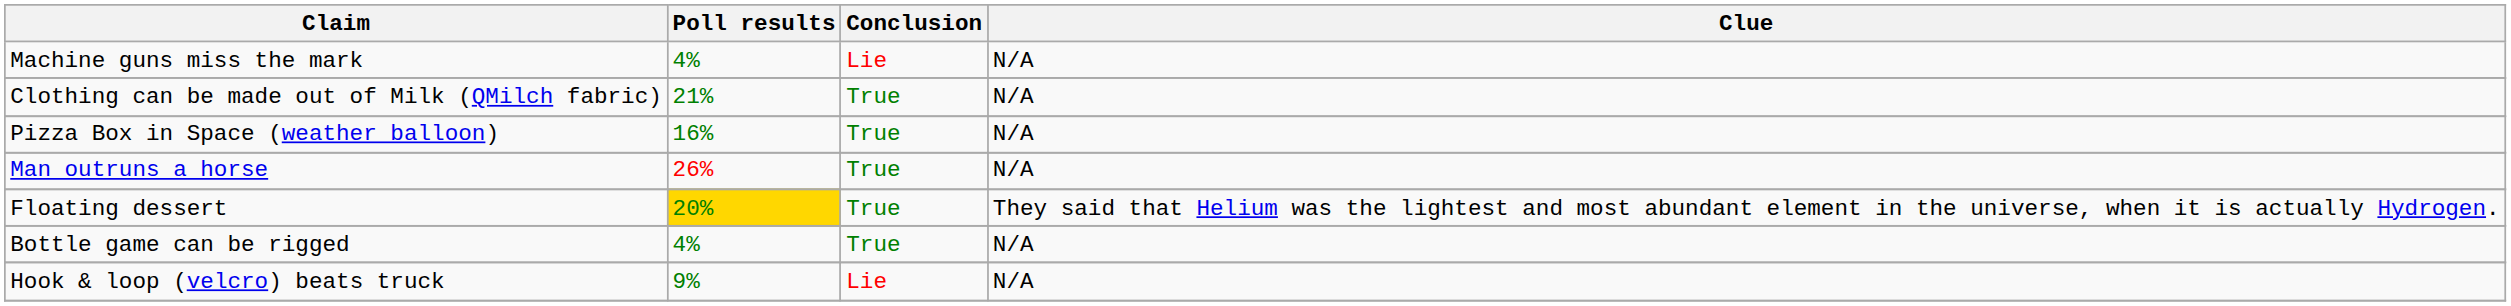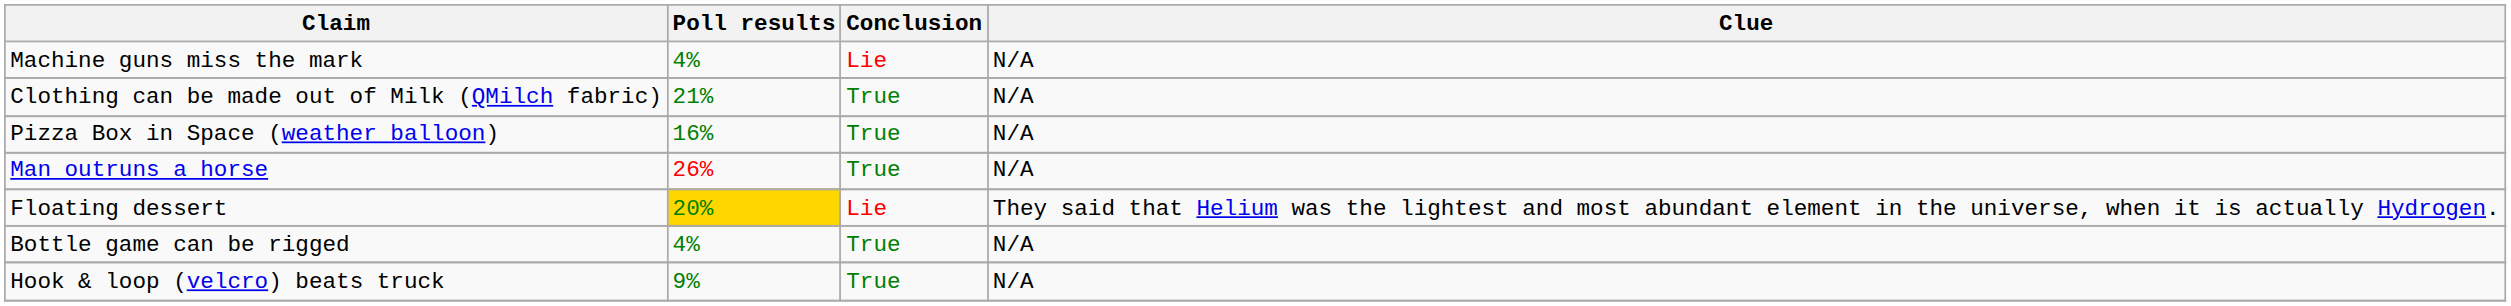(873, 208) True -> (867, 208) Lie
(867, 281) Lie -> (873, 281) True
